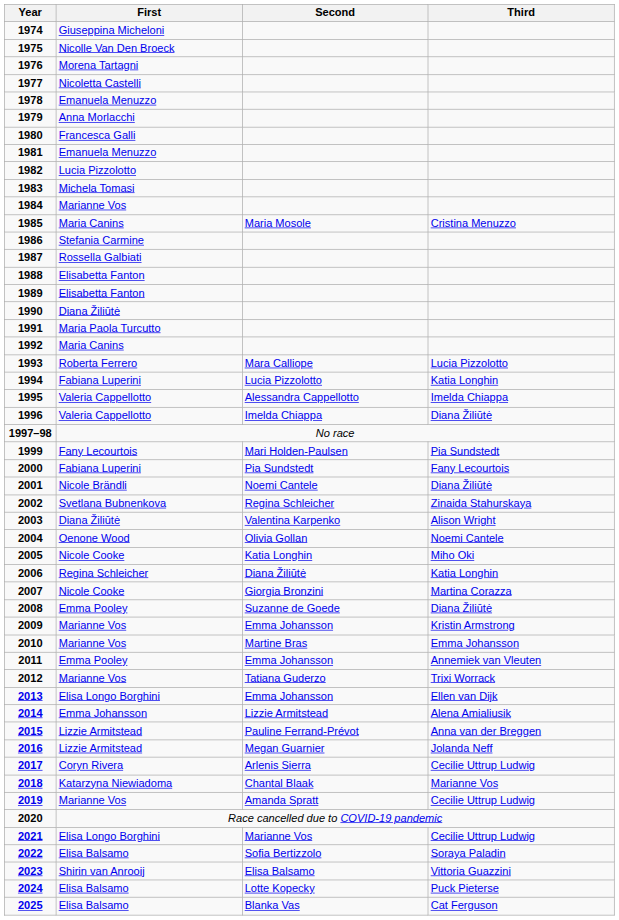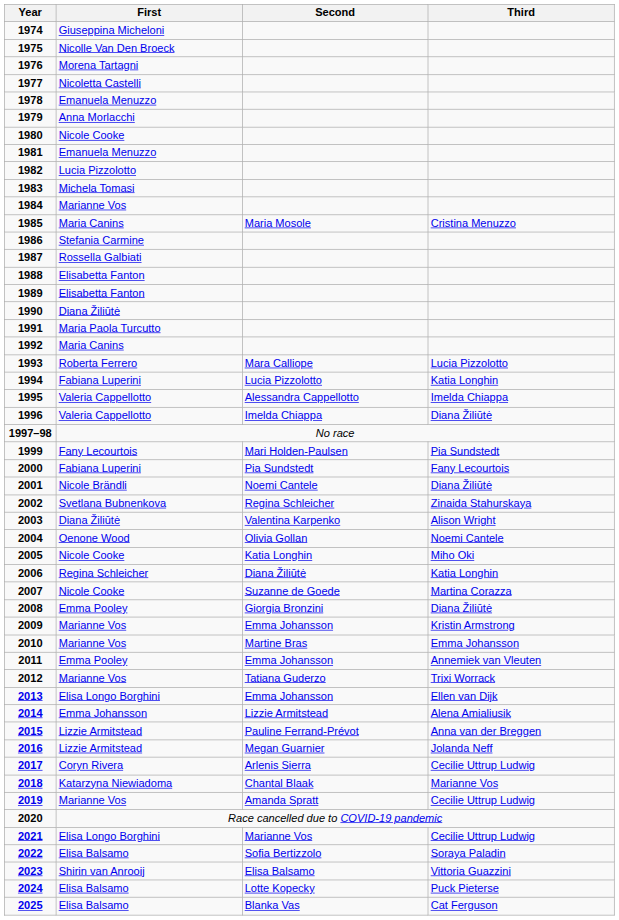(97, 135) Francesca Galli -> (92, 135) Nicole Cooke
(284, 591) Giorgia Bronzini -> (292, 591) Suzanne de Goede
(292, 608) Suzanne de Goede -> (284, 608) Giorgia Bronzini
